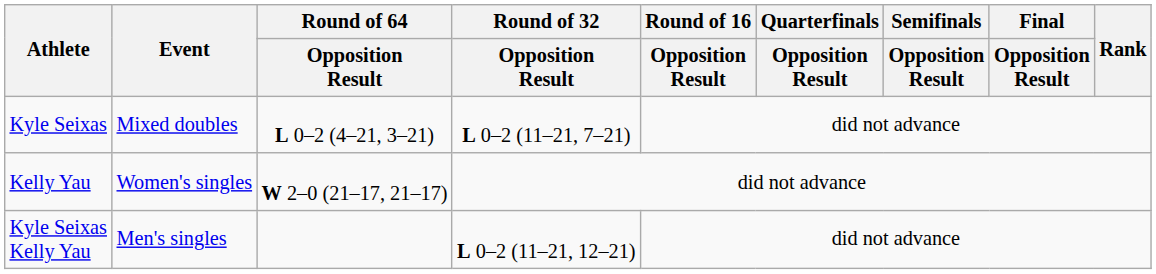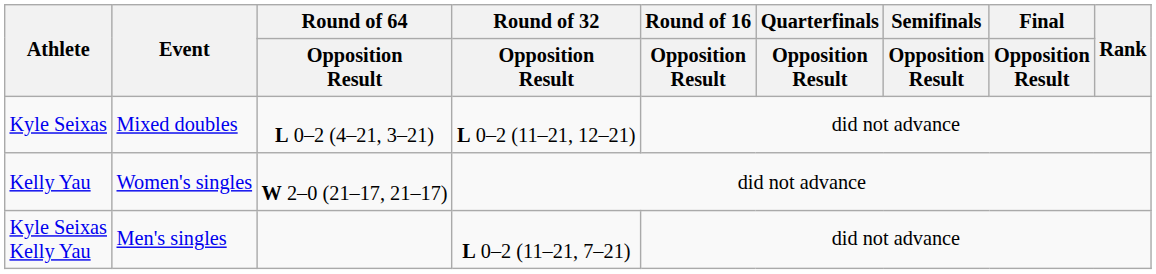(546, 136) L 0–2 (11–21, 7–21) -> (546, 136) L 0–2 (11–21, 12–21)
(546, 251) L 0–2 (11–21, 12–21) -> (546, 251) L 0–2 (11–21, 7–21)
